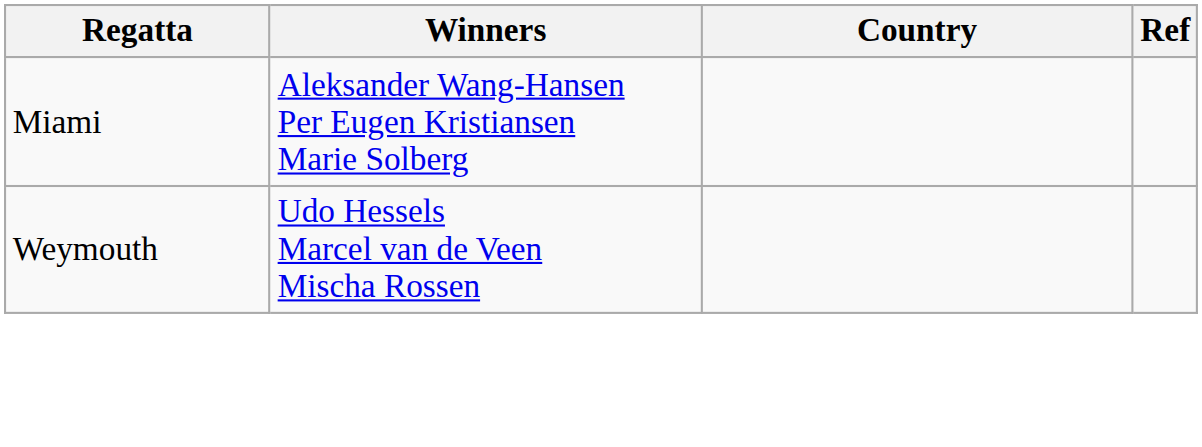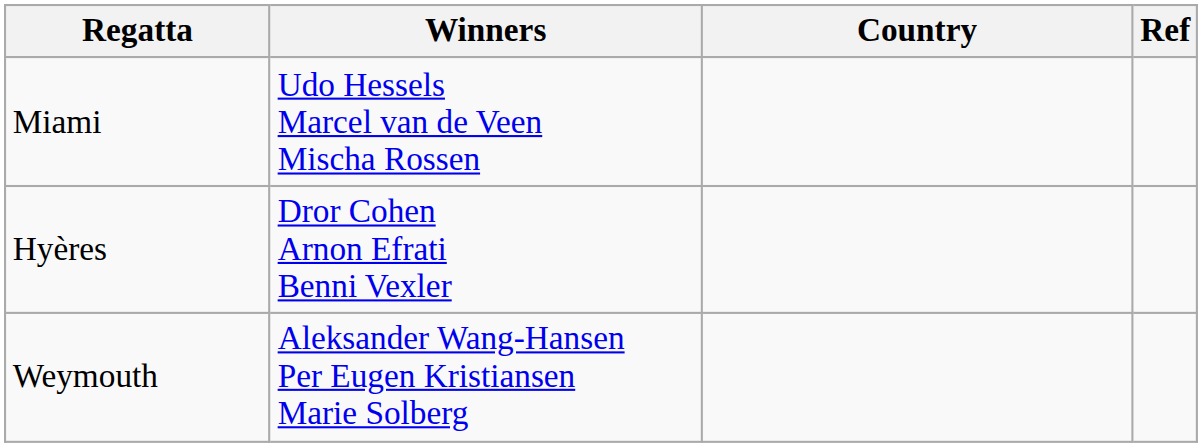(451, 121) Aleksander Wang-Hansen Per Eugen Kristiansen Marie Solberg -> (410, 121) Udo Hessels Marcel van de Veen Mischa Rossen
+ row: (60, 248)
(410, 248) Udo Hessels Marcel van de Veen Mischa Rossen -> (451, 376) Aleksander Wang-Hansen Per Eugen Kristiansen Marie Solberg
